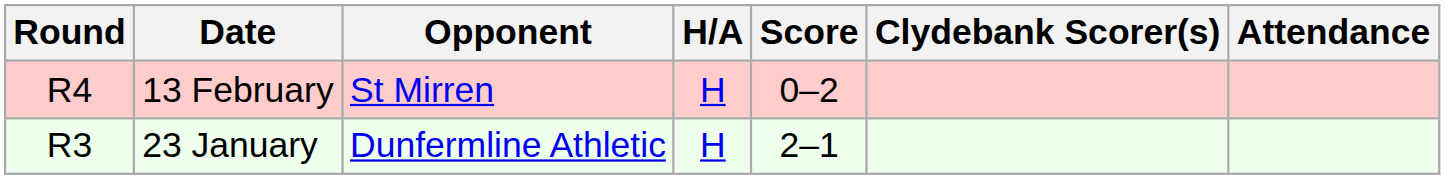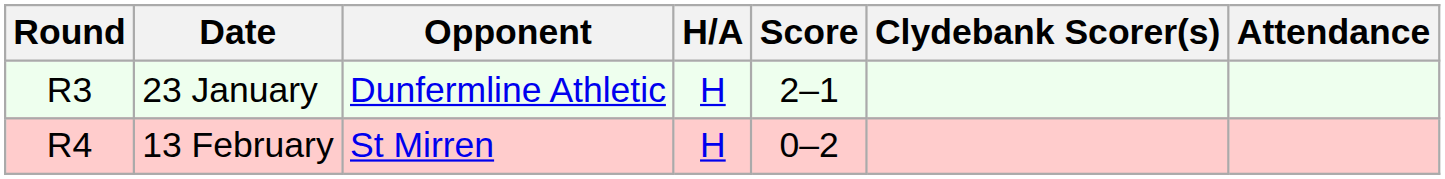rows swapped: (230, 145) <-> (238, 88)
